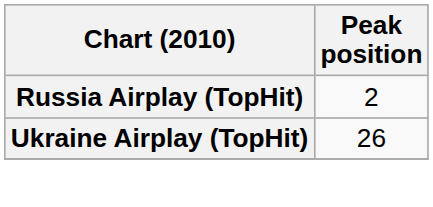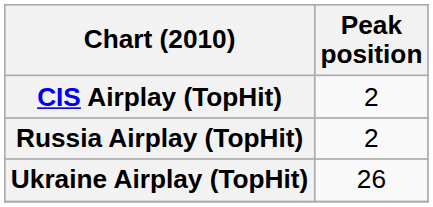+ row: (160, 96)
